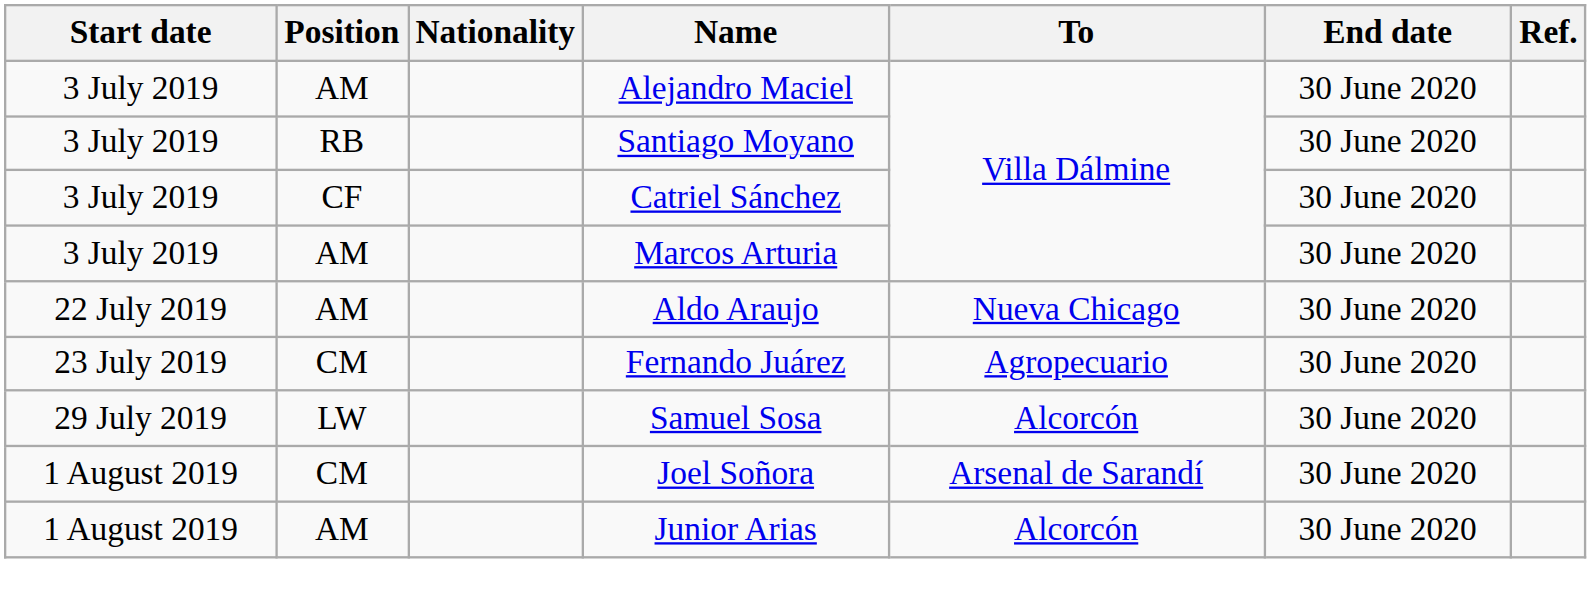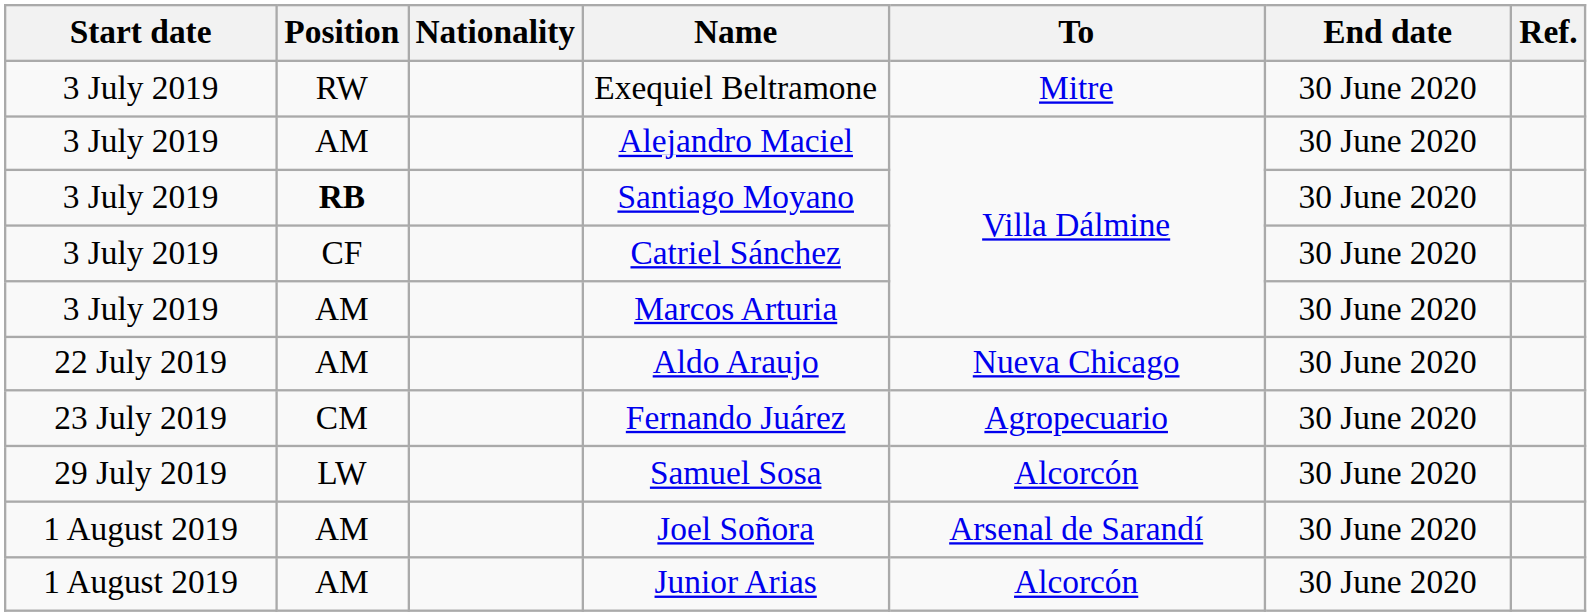+ row: (736, 87)
(342, 142) normal -> (342, 197) bold
(342, 473) CM -> (342, 528) AM
